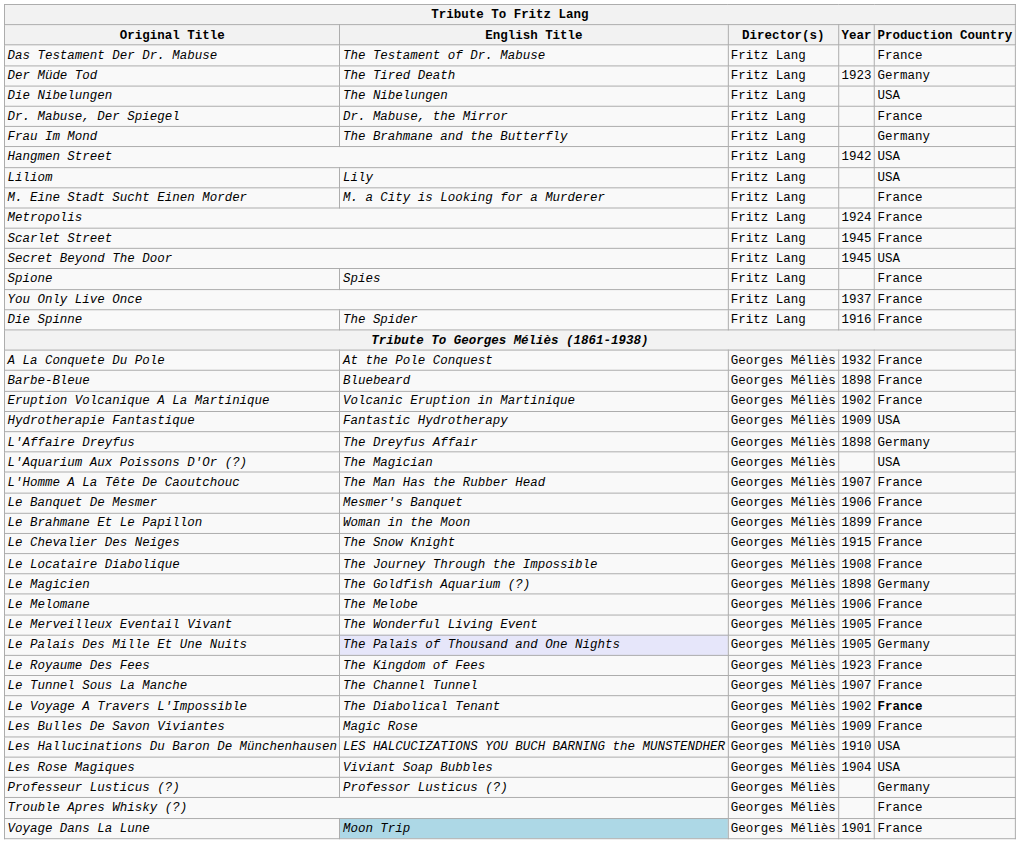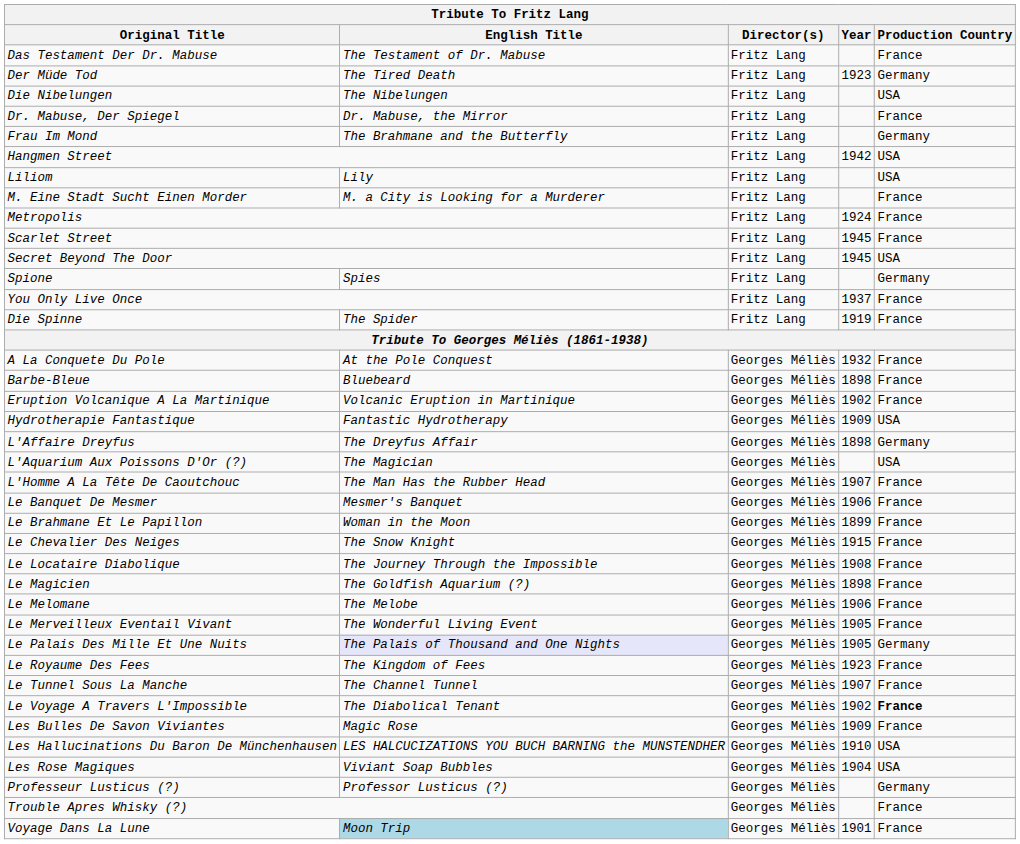(900, 279) France -> (904, 279) Germany
(857, 320) 1916 -> (857, 320) 1919
(904, 584) Germany -> (900, 584) France
